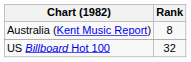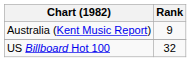(170, 30) 8 -> (170, 30) 9
